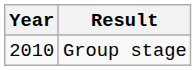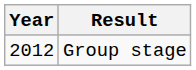(32, 50) 2010 -> (32, 50) 2012
